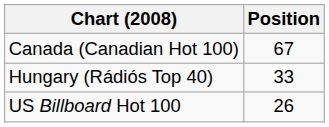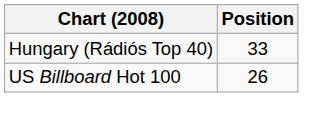- row: (124, 48)
